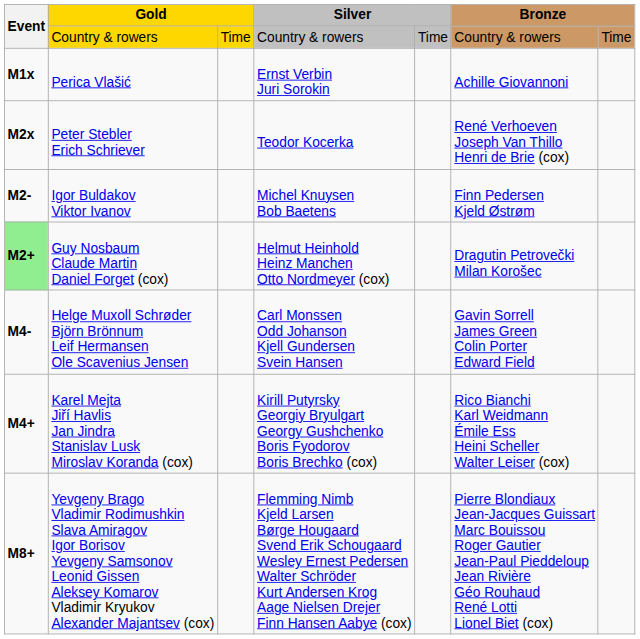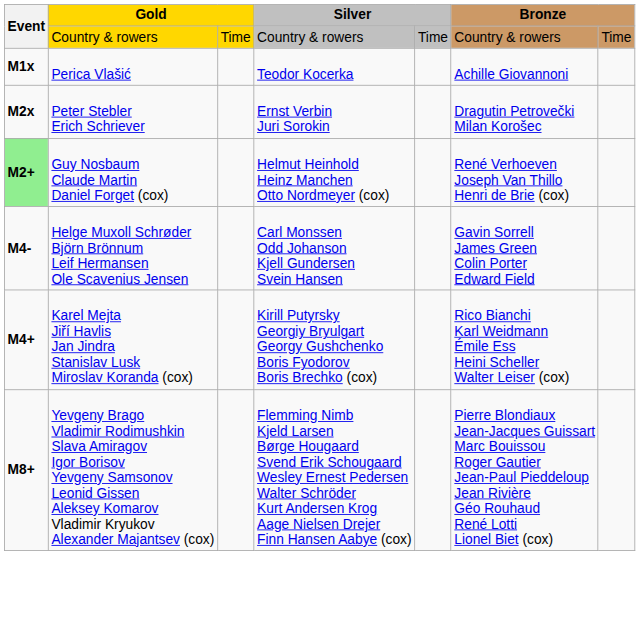(295, 82) Ernst Verbin Juri Sorokin -> (305, 74) Teodor Kocerka
(305, 142) Teodor Kocerka -> (295, 119) Ernst Verbin Juri Sorokin
(512, 142) René Verhoeven Joseph Van Thillo Henri de Brie (cox) -> (514, 119) Dragutin Petrovečki Milan Korošec
- row: (93, 203)
(514, 263) Dragutin Petrovečki Milan Korošec -> (512, 180) René Verhoeven Joseph Van Thillo Henri de Brie (cox)
